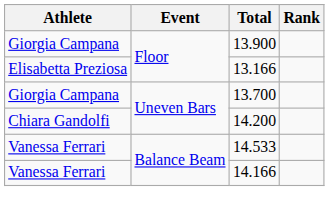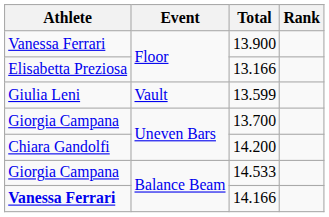(64, 43) Giorgia Campana -> (57, 43) Vanessa Ferrari
+ row: (254, 95)
(57, 147) Vanessa Ferrari -> (64, 173) Giorgia Campana
(57, 173) normal -> (62, 199) bold
